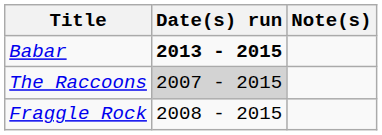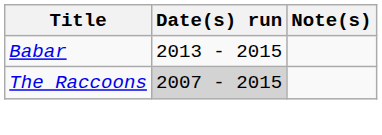(219, 51) bold -> (219, 51) normal
- row: (78, 114)
